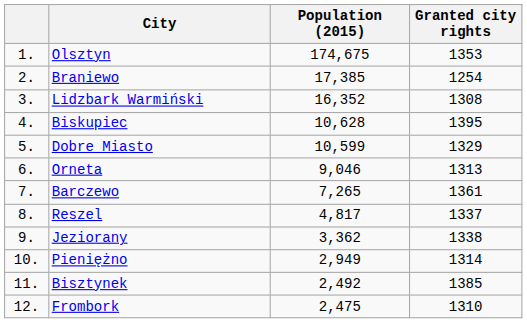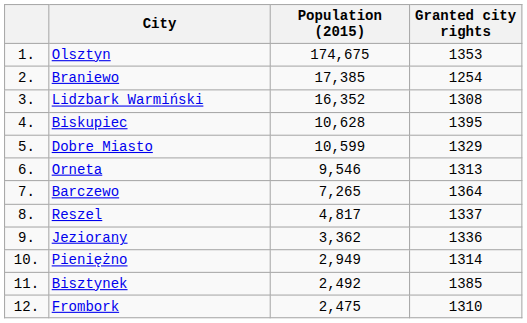(340, 169) 9,046 -> (340, 169) 9,546
(466, 192) 1361 -> (466, 192) 1364
(466, 238) 1338 -> (466, 238) 1336
